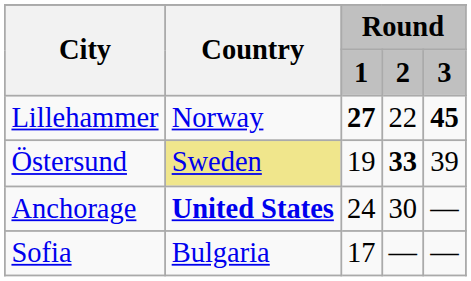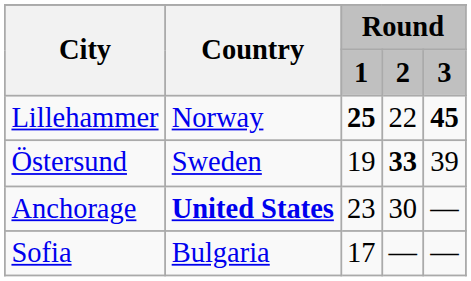(361, 117) 27 -> (361, 117) 25
(217, 162) khaki background -> (217, 162) no background
(361, 207) 24 -> (361, 207) 23
